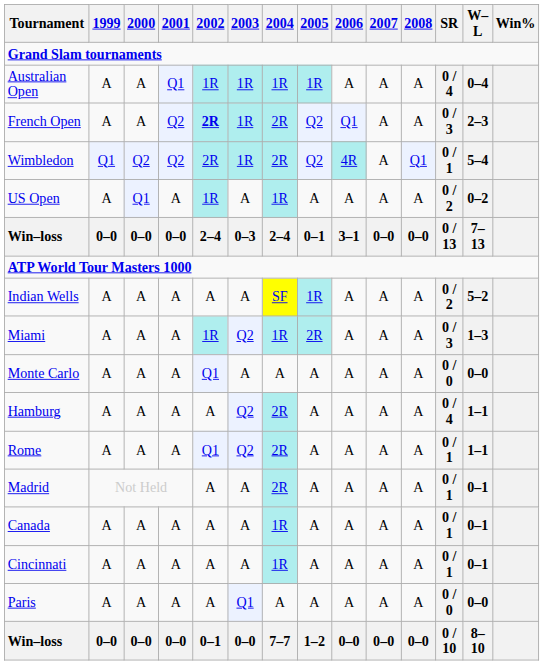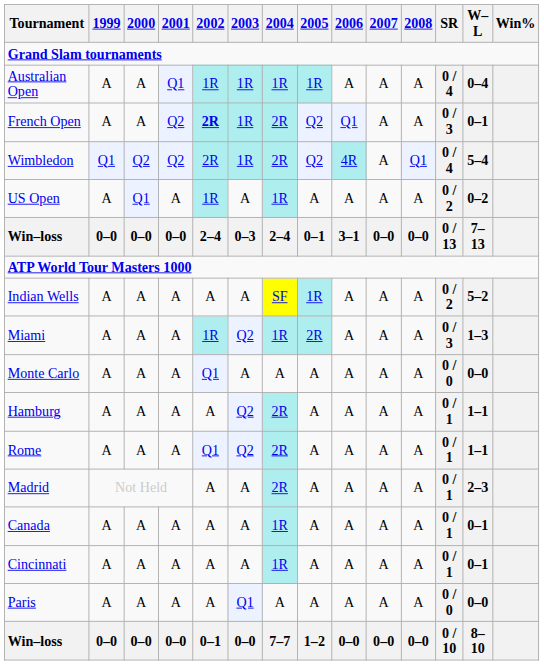(478, 122) 2–3 -> (478, 122) 0–1
(449, 160) 0 / 1 -> (449, 160) 0 / 4
(449, 411) 0 / 4 -> (449, 411) 0 / 1
(478, 488) 0–1 -> (478, 488) 2–3
